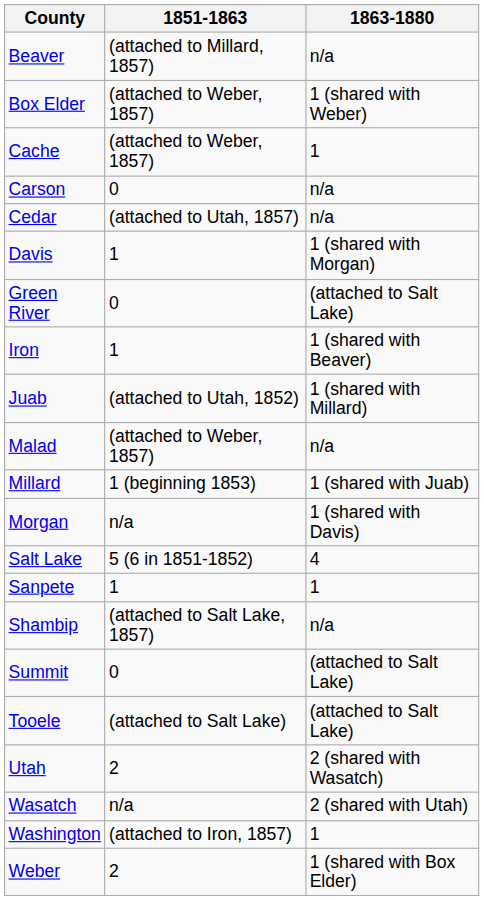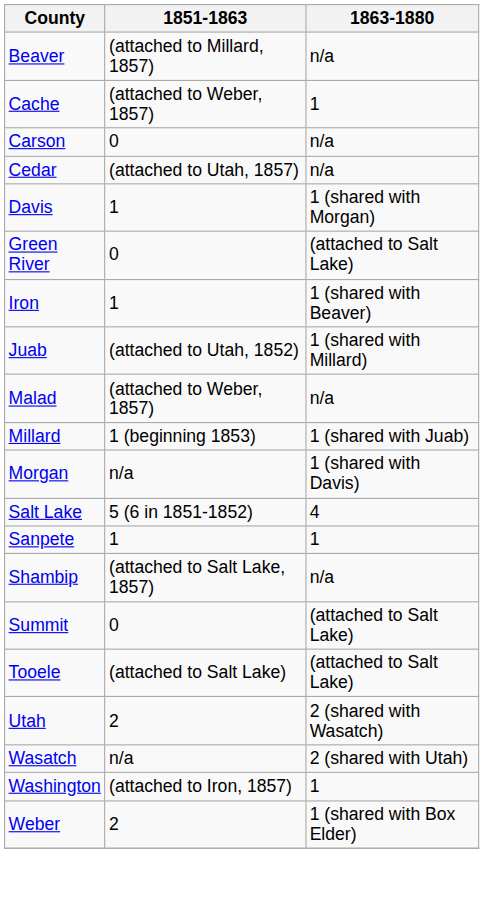- row: (47, 103)
